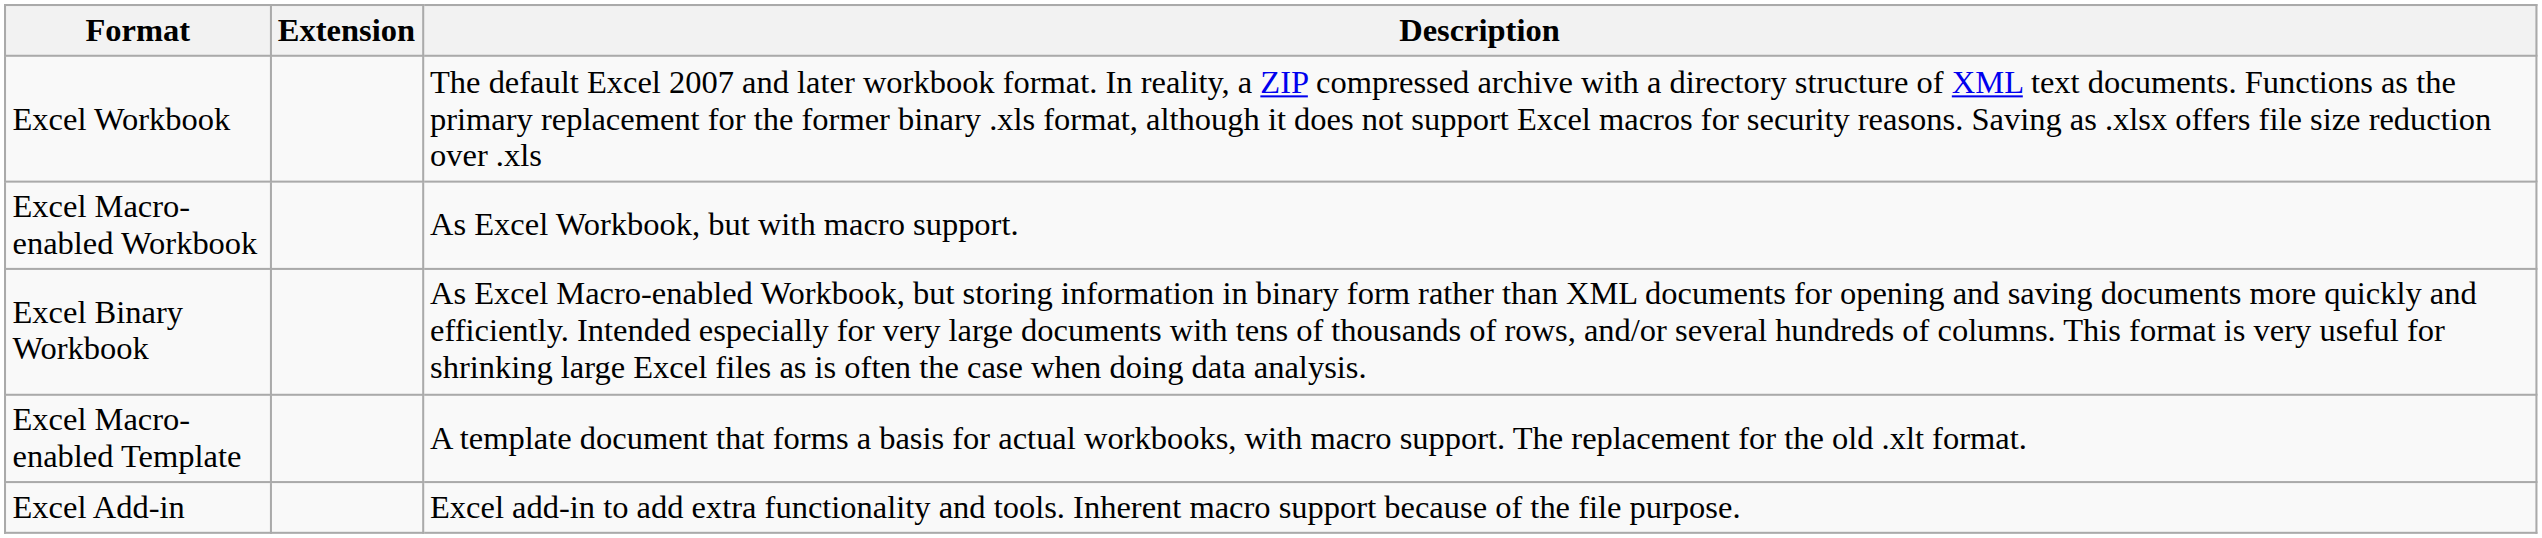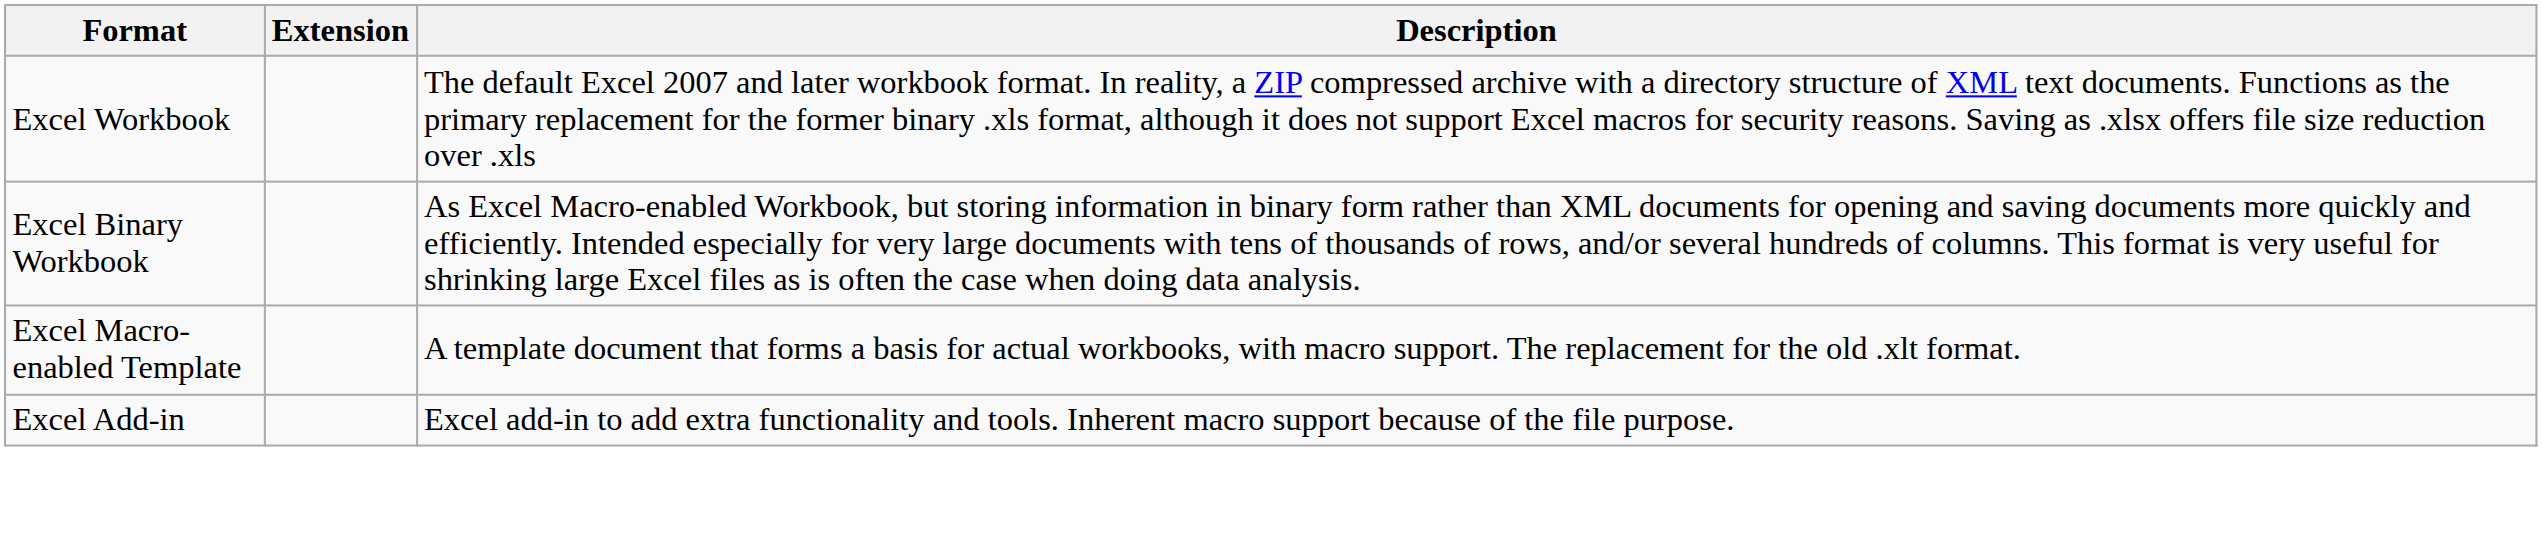- row: (135, 224)
